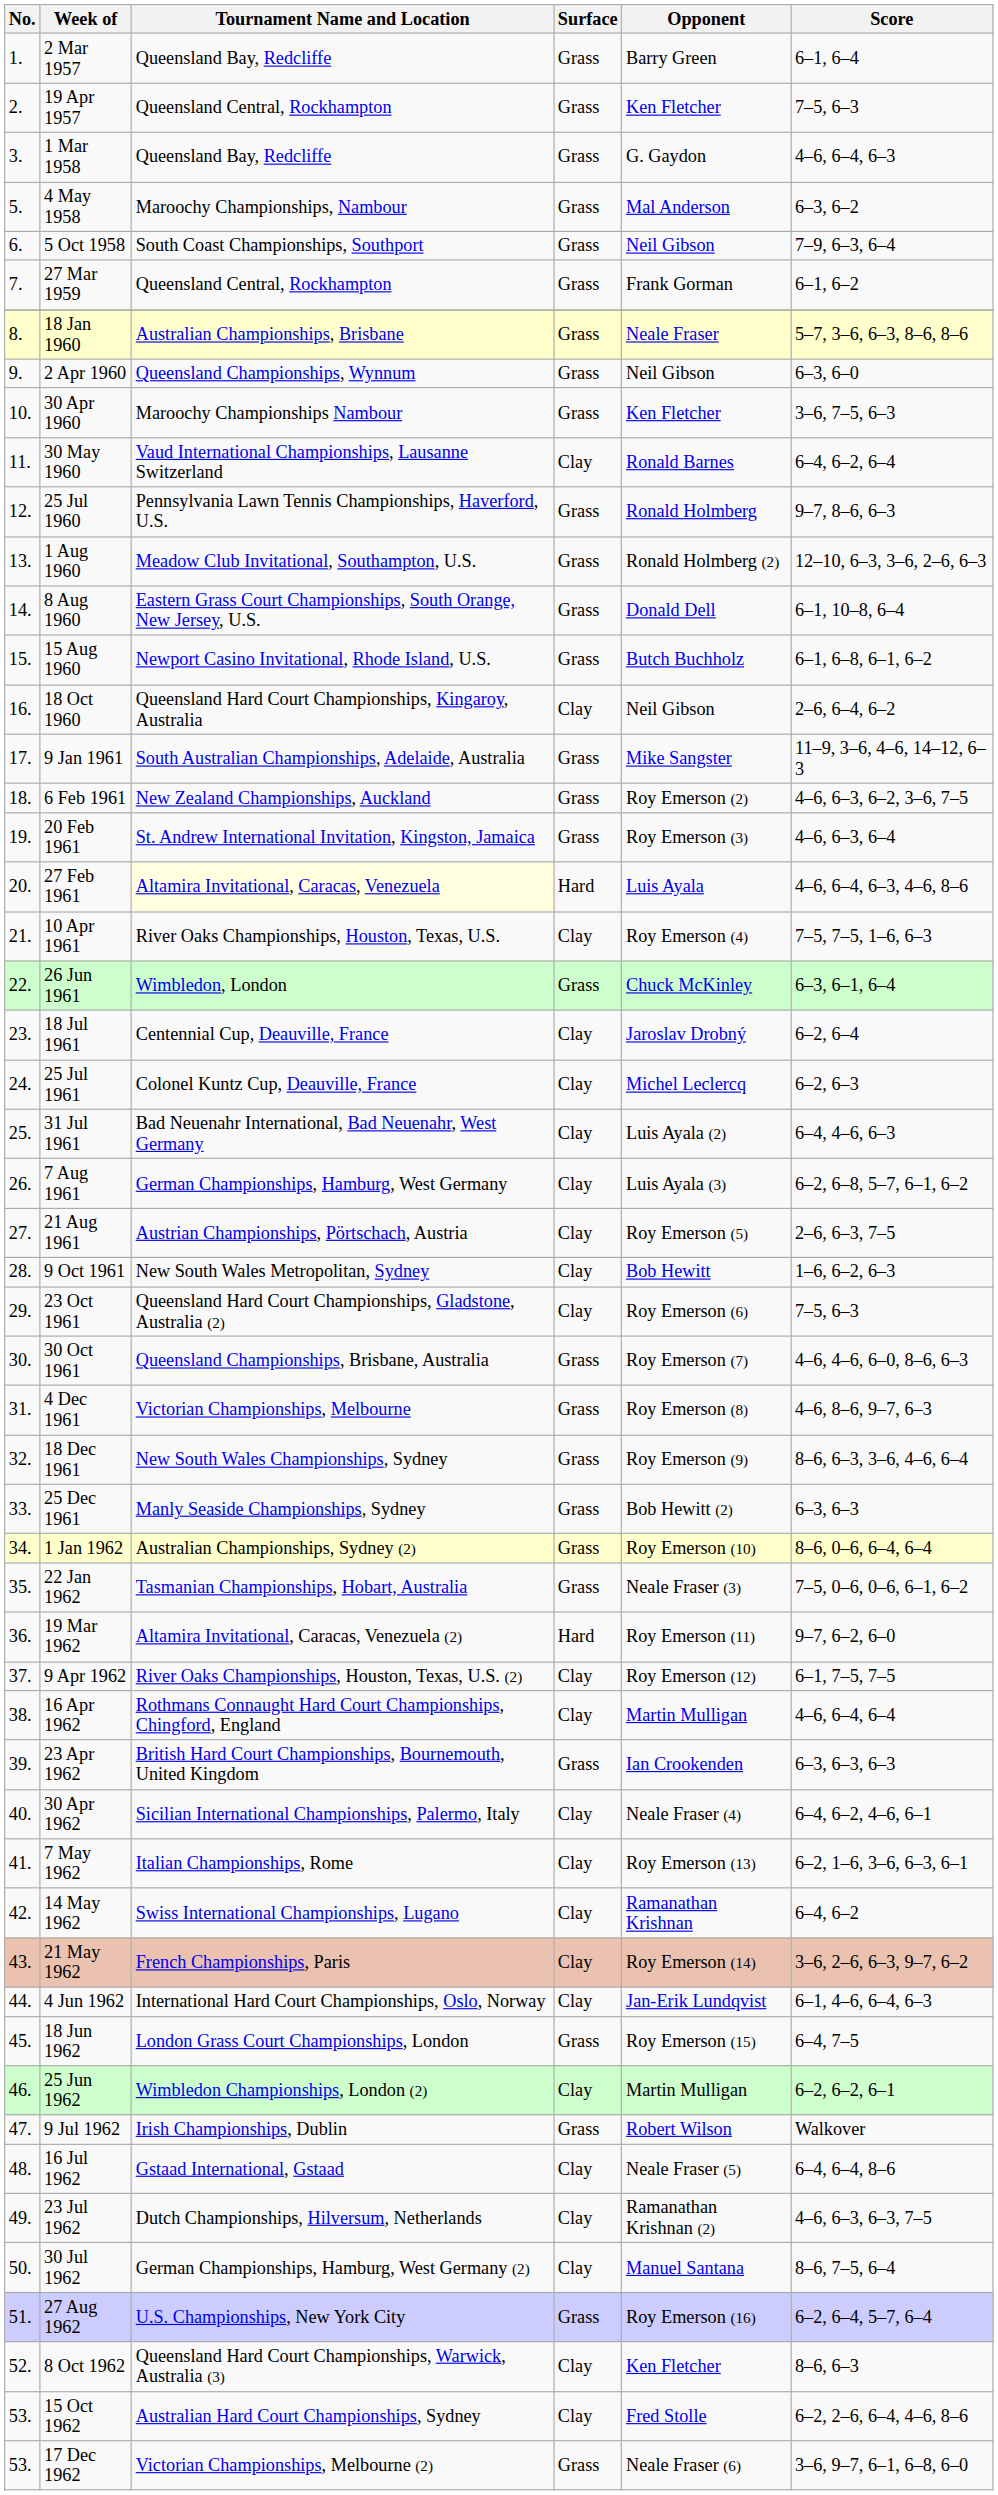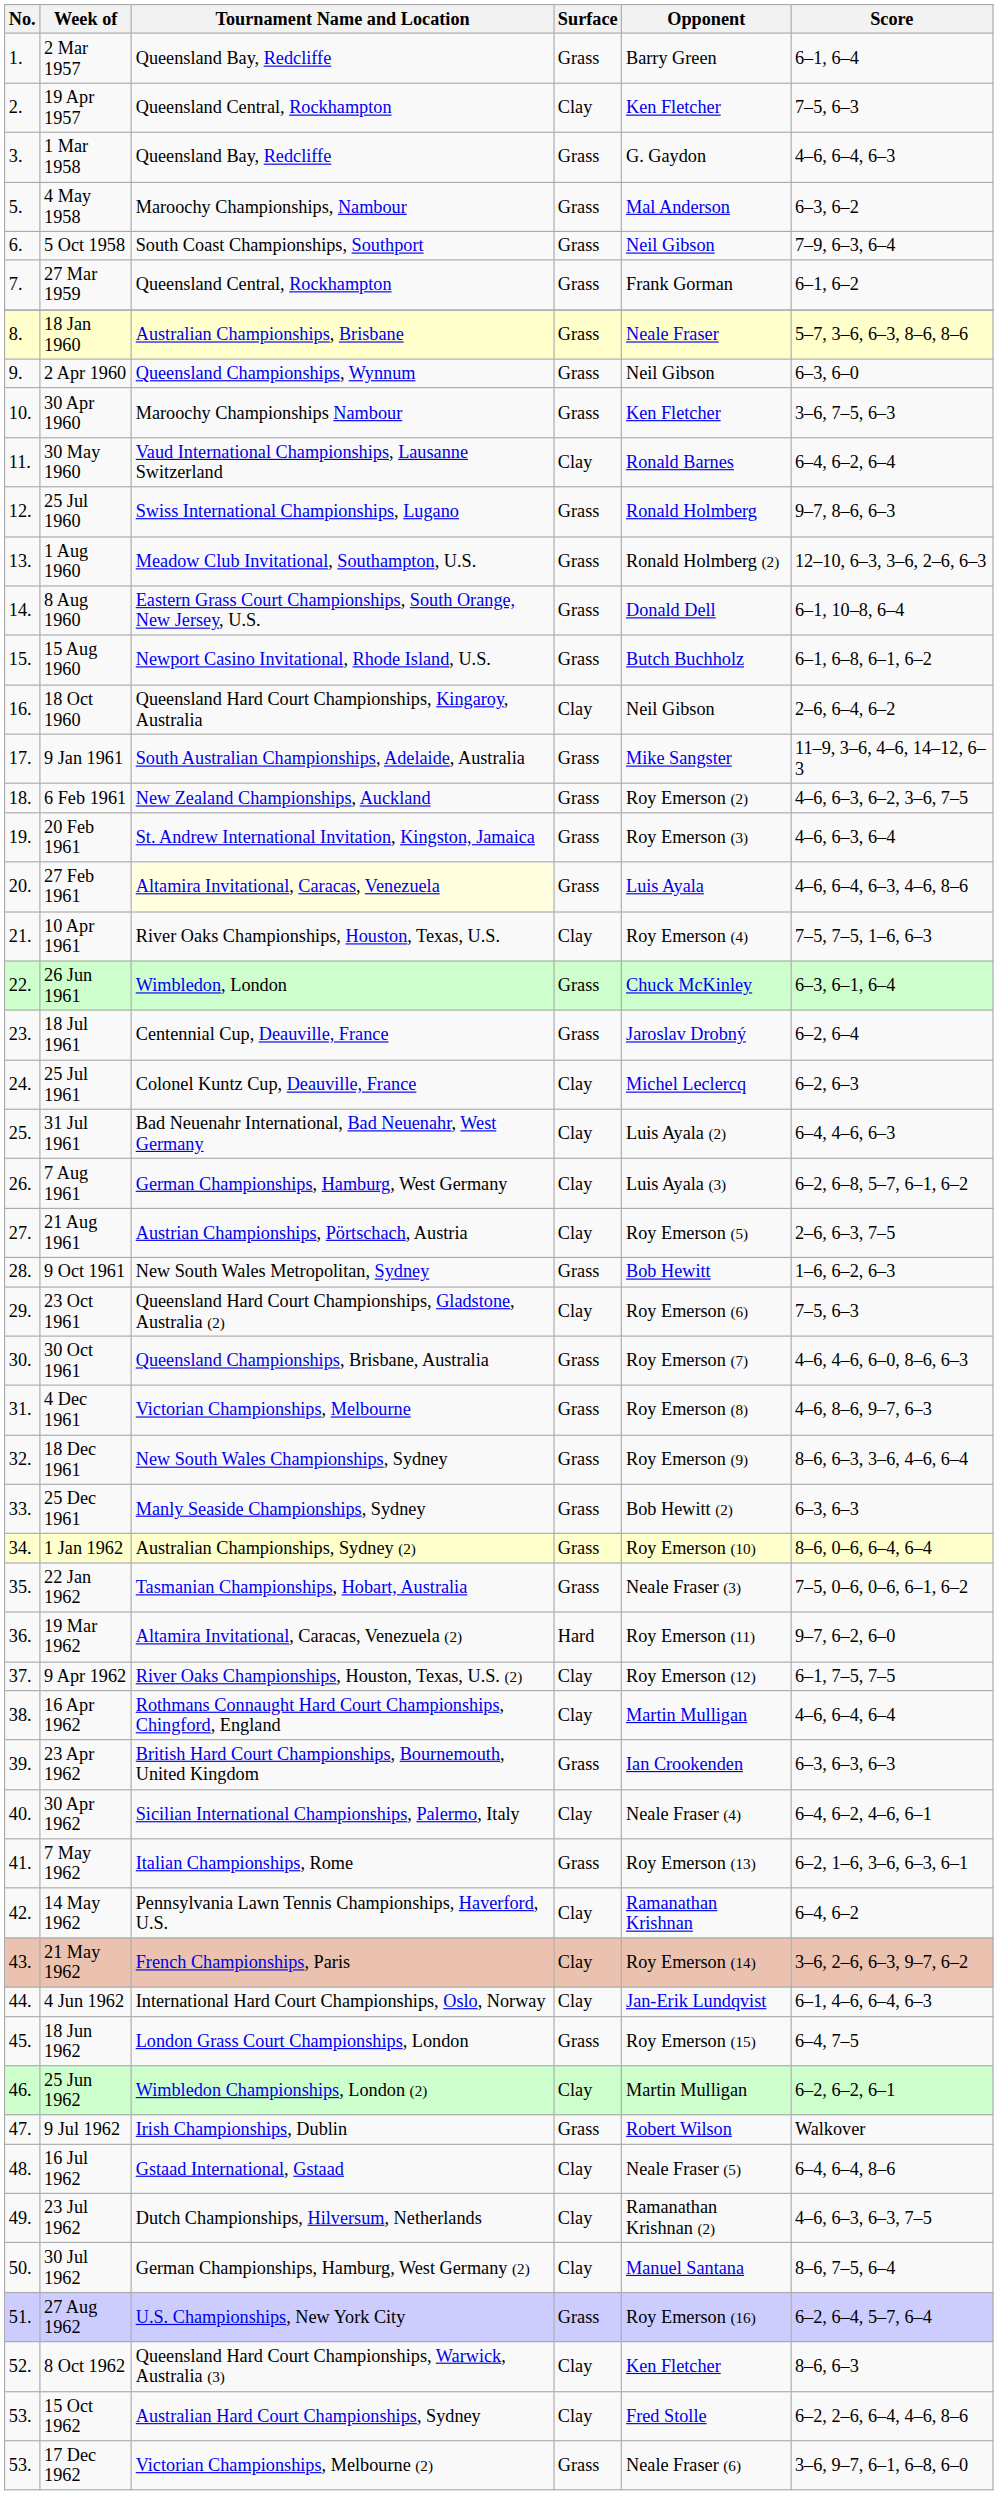(579, 107) Grass -> (575, 107) Clay
(337, 511) Pennsylvania Lawn Tennis Championships, Haverford, U.S. -> (297, 511) Swiss International Championships, Lugano
(576, 886) Hard -> (579, 886) Grass
(575, 1034) Clay -> (579, 1034) Grass
(575, 1271) Clay -> (579, 1271) Grass
(575, 1863) Clay -> (579, 1863) Grass
(297, 1912) Swiss International Championships, Lugano -> (337, 1912) Pennsylvania Lawn Tennis Championships, Haverford, U.S.
